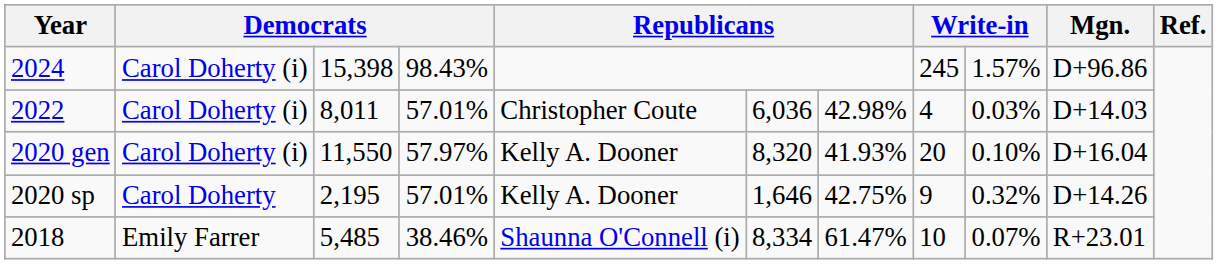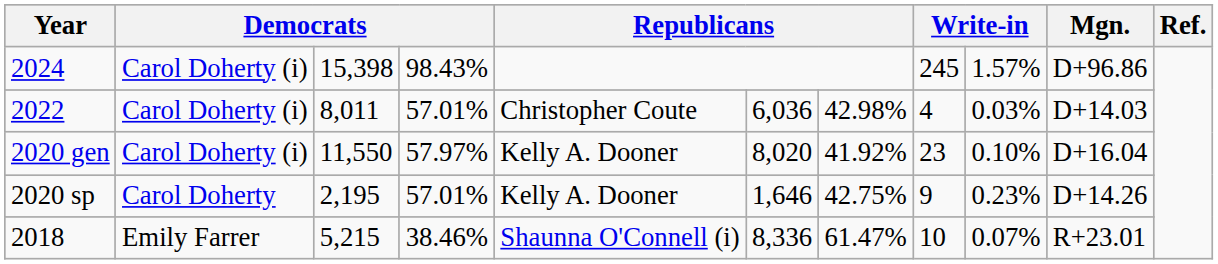(782, 152) 8,320 -> (782, 152) 8,020
(866, 152) 41.93% -> (866, 152) 41.92%
(932, 152) 20 -> (932, 152) 23
(1006, 195) 0.32% -> (1006, 195) 0.23%
(350, 237) 5,485 -> (350, 237) 5,215
(782, 237) 8,334 -> (782, 237) 8,336
